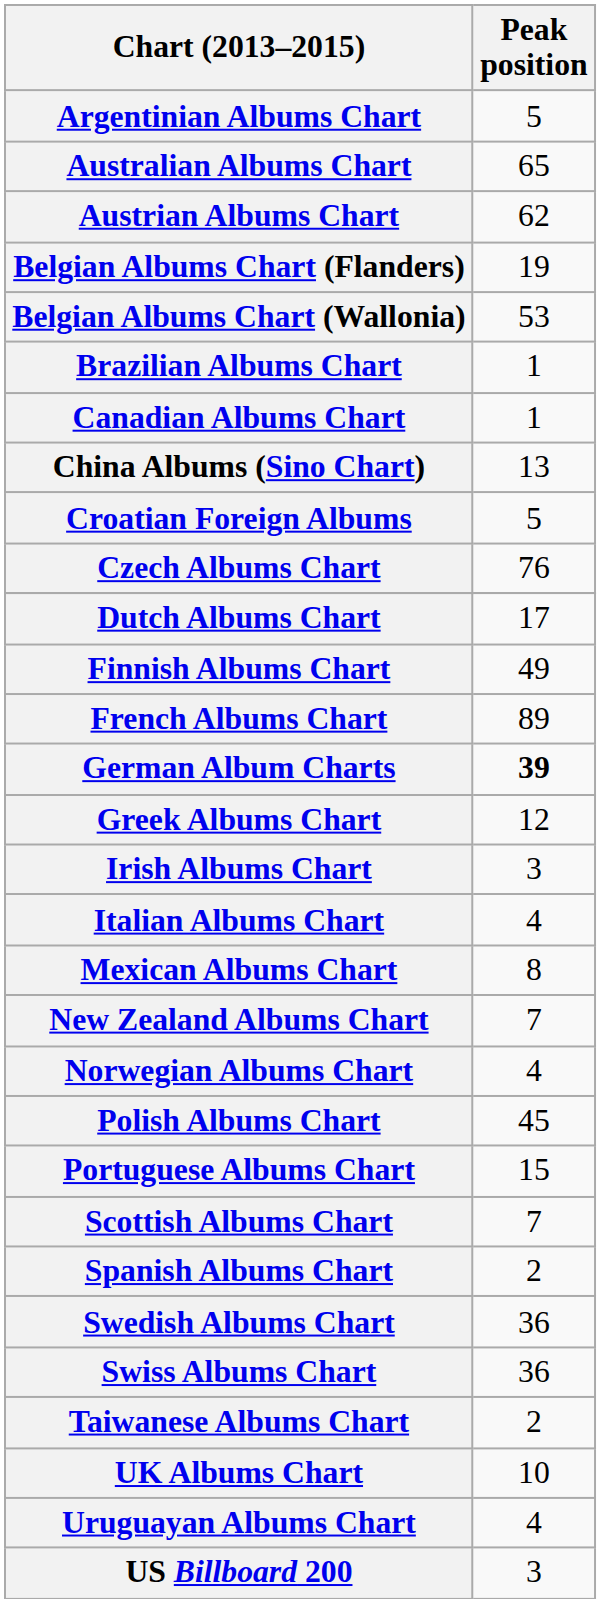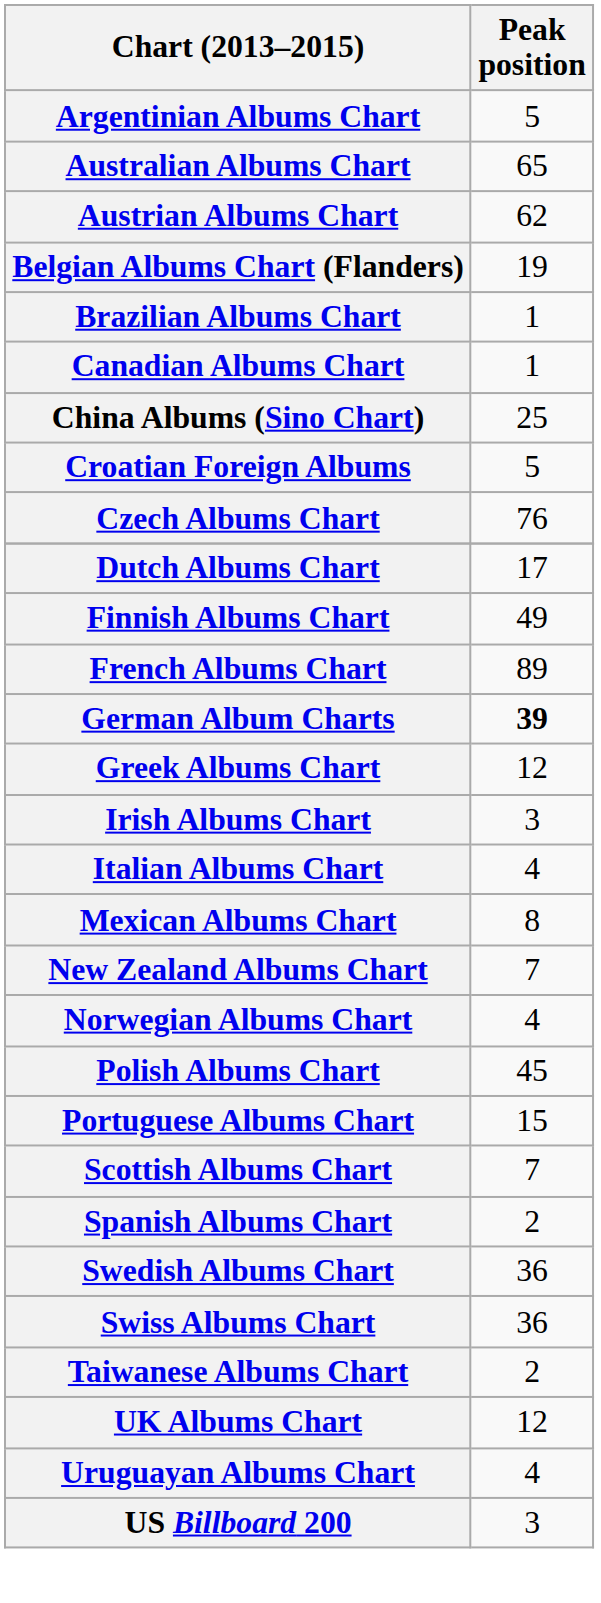- row: (239, 316)
(534, 467) 13 -> (532, 416) 25
(534, 1472) 10 -> (532, 1421) 12
